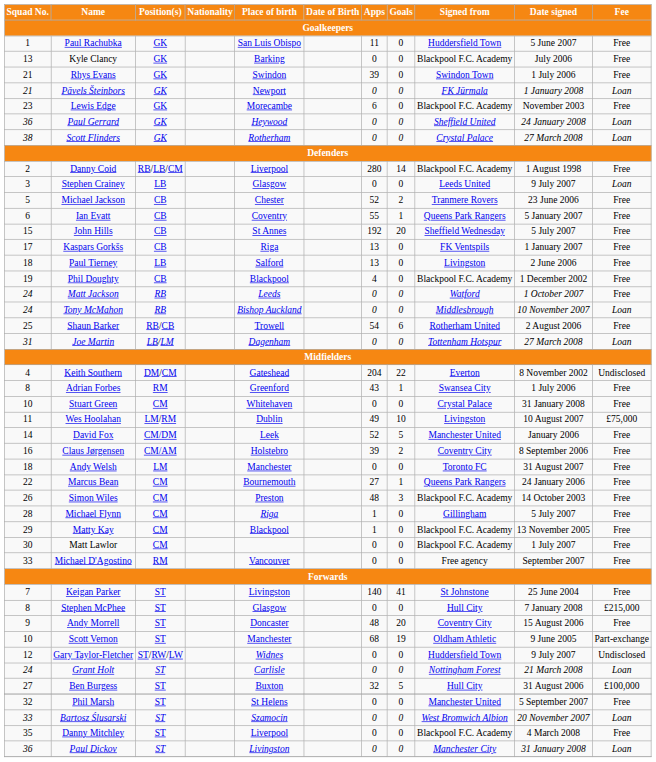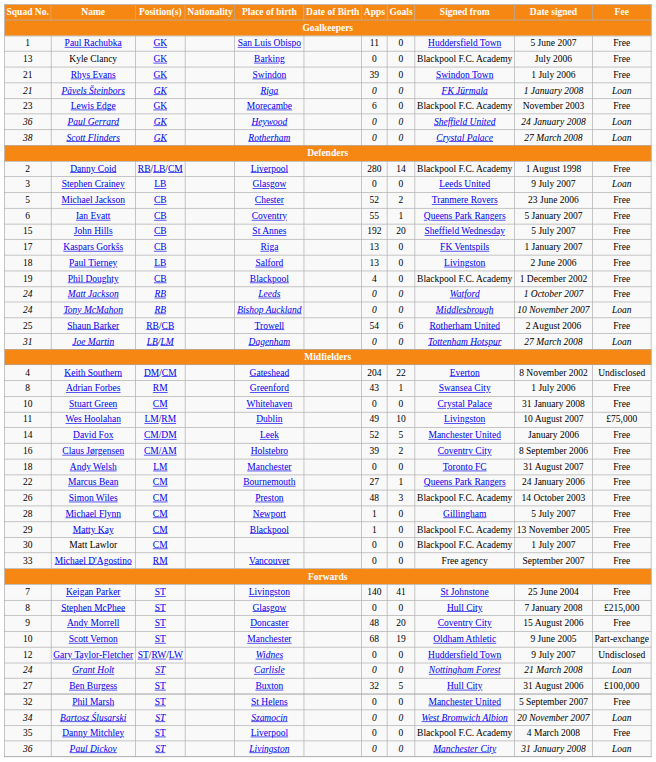(269, 91) Newport -> (269, 91) Riga
(269, 514) Riga -> (269, 514) Newport
(28, 718) 33 -> (28, 718) 34
